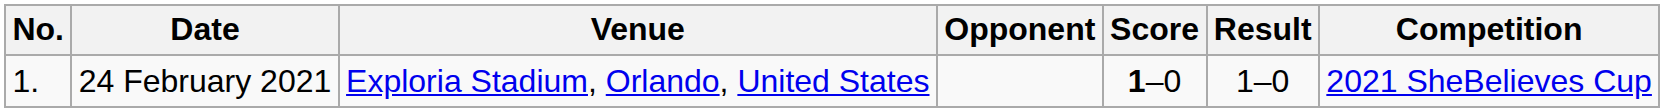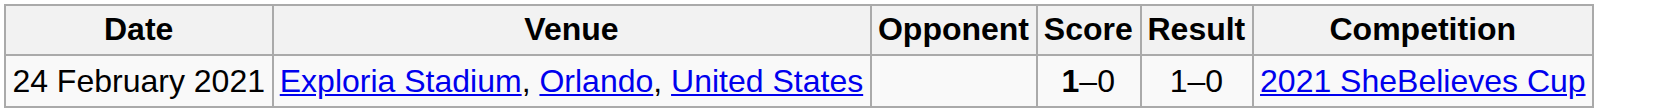- column: (38, 29)
